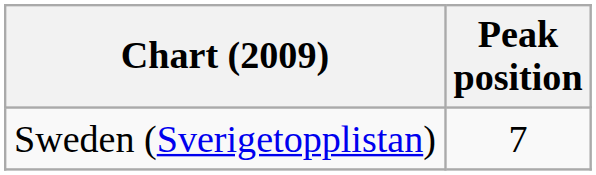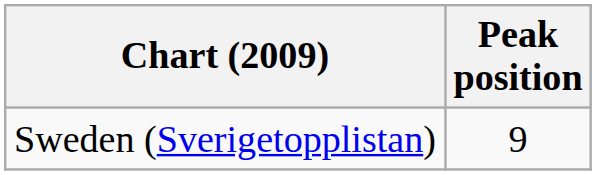(518, 137) 7 -> (518, 137) 9
